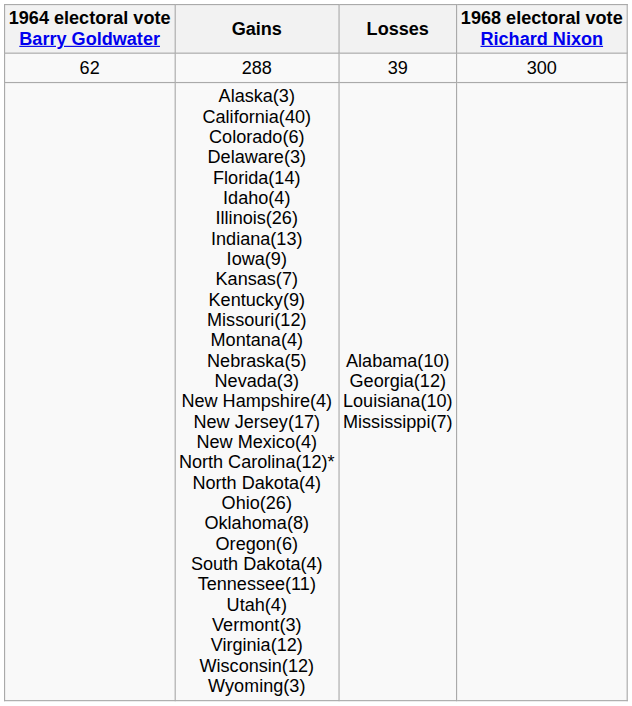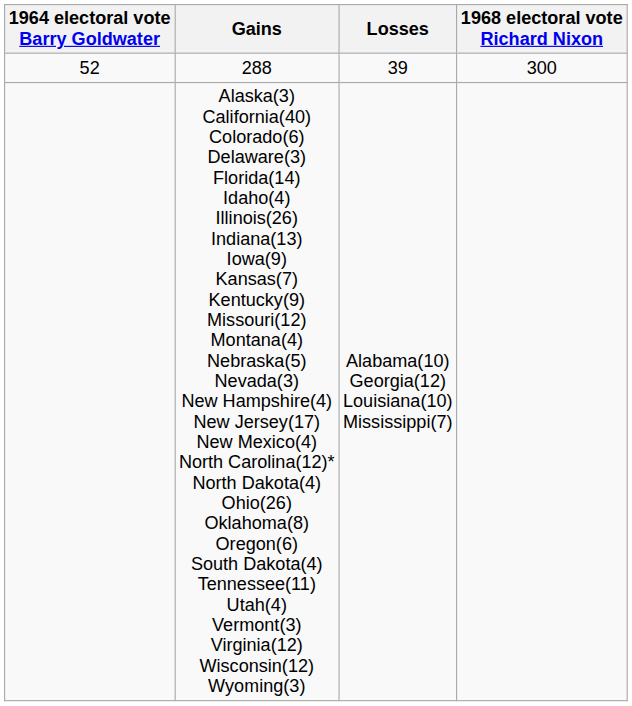(90, 67) 62 -> (90, 67) 52
